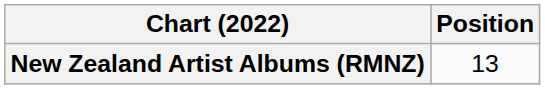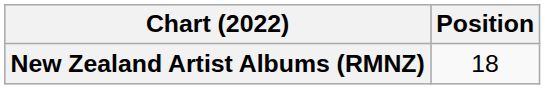(485, 63) 13 -> (485, 63) 18
